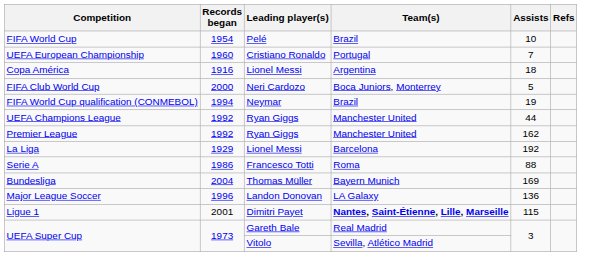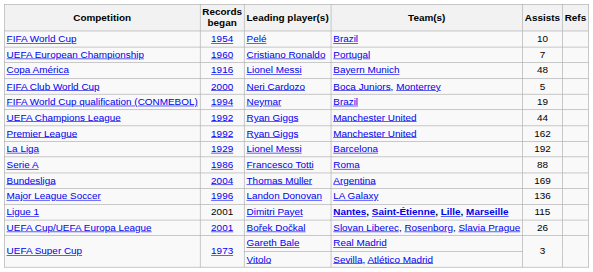(355, 70) Argentina -> (366, 70) Bayern Munich
(531, 70) 18 -> (542, 70) 48
(366, 180) Bayern Munich -> (355, 180) Argentina
+ row: (79, 228)
